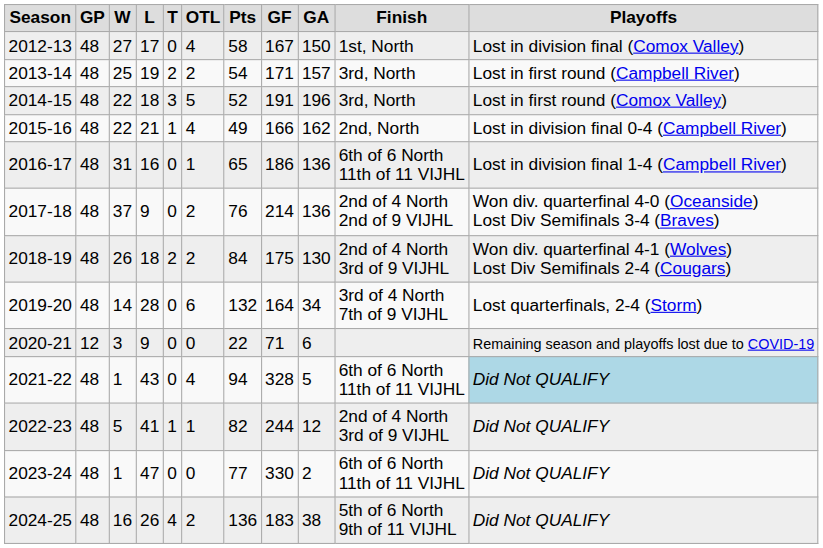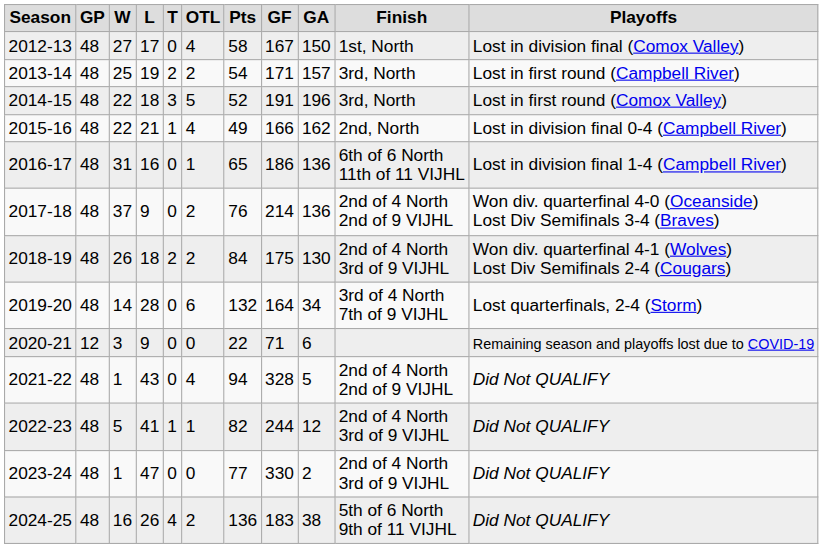(402, 379) 6th of 6 North 11th of 11 VIJHL -> (396, 379) 2nd of 4 North 2nd of 9 VIJHL
(541, 379) lightblue background -> (541, 379) no background
(402, 473) 6th of 6 North 11th of 11 VIJHL -> (394, 473) 2nd of 4 North 3rd of 9 VIJHL
